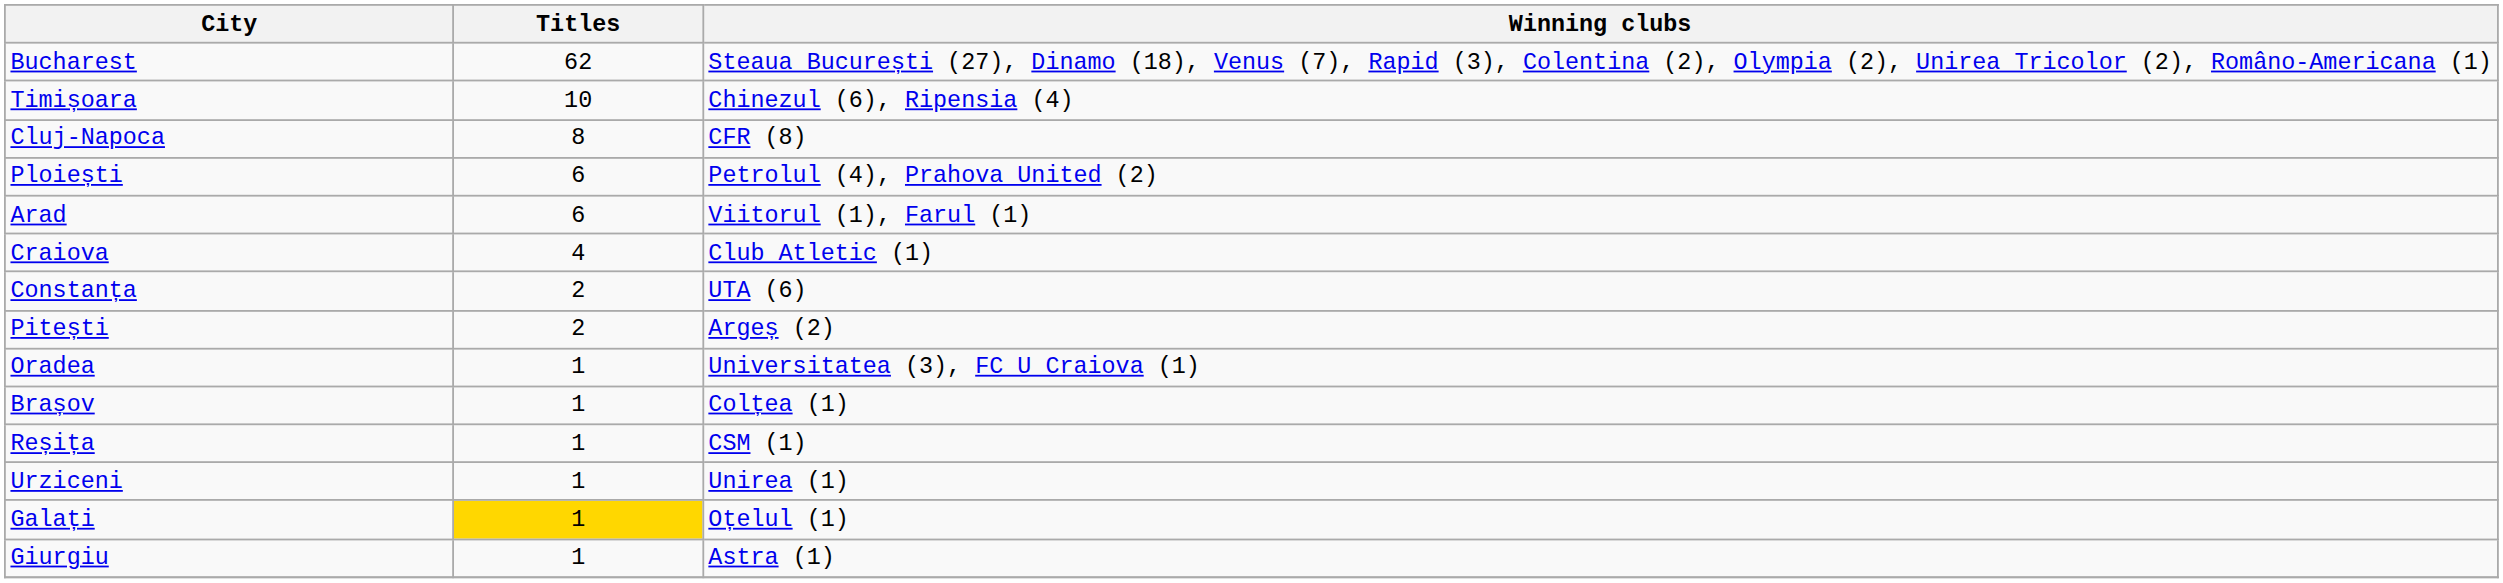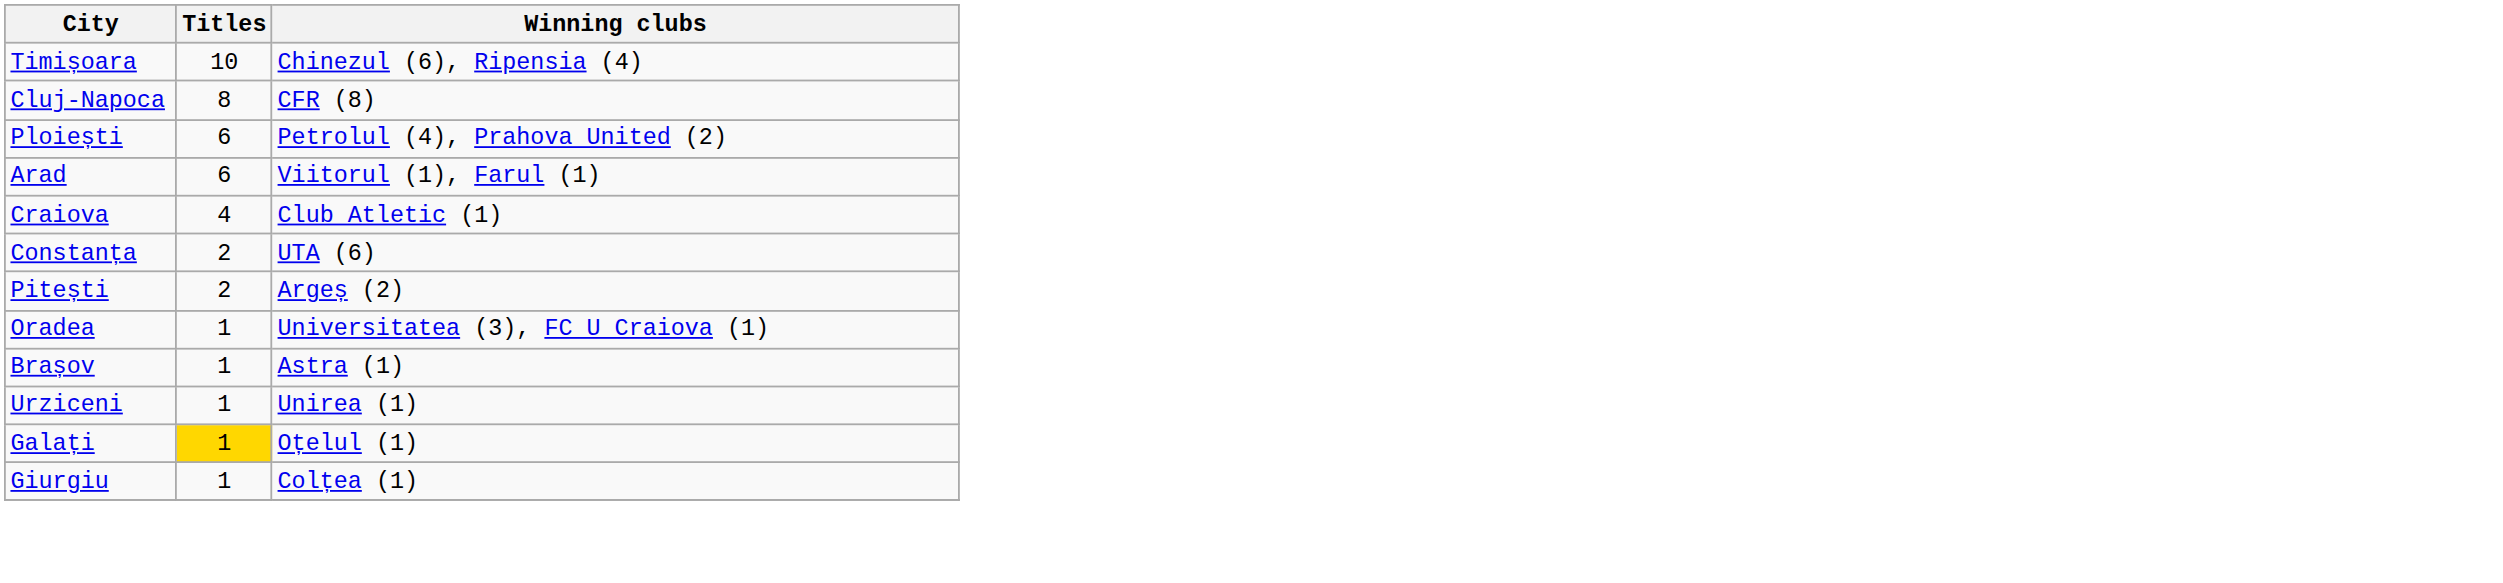- row: (74, 62)
(779, 405) Colțea (1) -> (341, 367) Astra (1)
- row: (53, 443)
(772, 558) Astra (1) -> (348, 482) Colțea (1)
